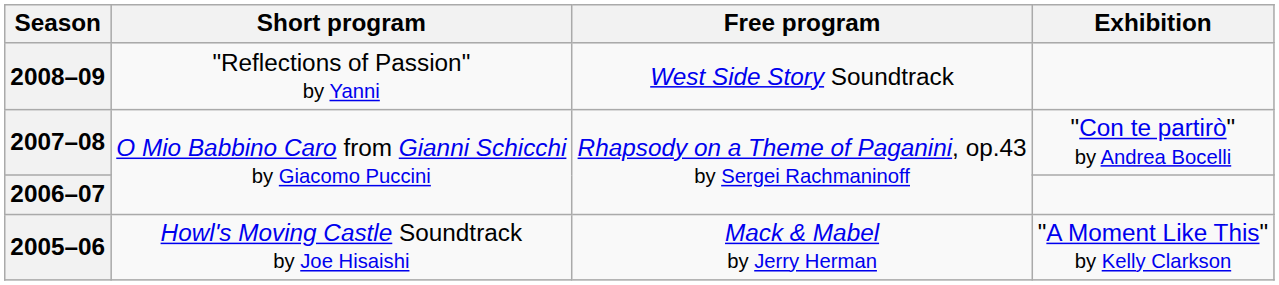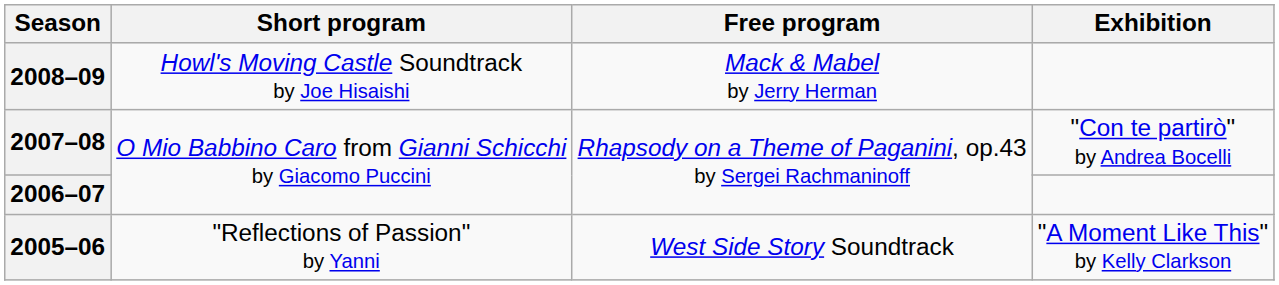(341, 76) "Reflections of Passion" by Yanni -> (341, 76) Howl's Moving Castle Soundtrack by Joe Hisaishi
(802, 76) West Side Story Soundtrack -> (802, 76) Mack & Mabel by Jerry Herman
(341, 246) Howl's Moving Castle Soundtrack by Joe Hisaishi -> (341, 246) "Reflections of Passion" by Yanni
(802, 246) Mack & Mabel by Jerry Herman -> (802, 246) West Side Story Soundtrack
